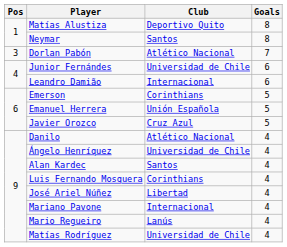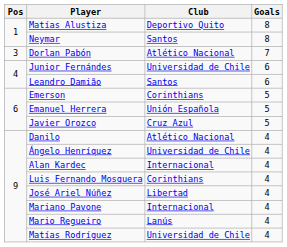(180, 81) Internacional -> (162, 81) Santos
(162, 165) Santos -> (180, 165) Internacional
